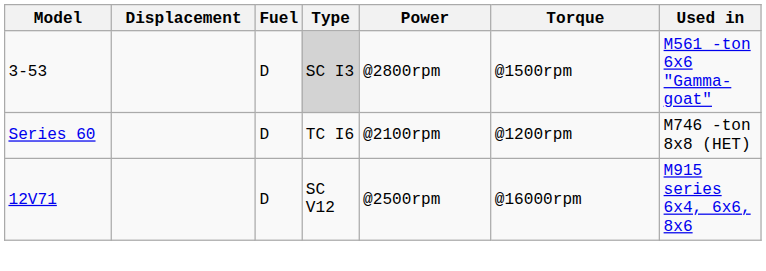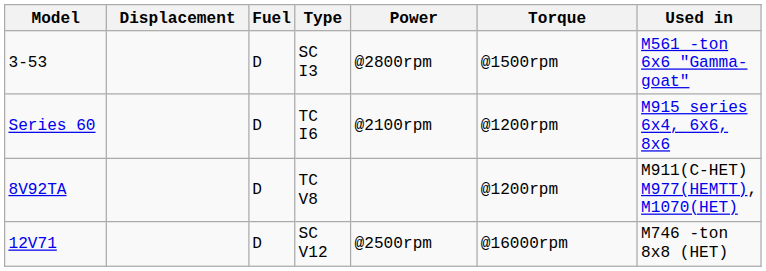(330, 72) lightgrey background -> (308, 63) no background
(707, 135) M746 -ton 8x8 (HET) -> (694, 126) M915 series 6x4, 6x6, 8x6
+ row: (37, 190)
(707, 199) M915 series 6x4, 6x6, 8x6 -> (685, 244) M746 -ton 8x8 (HET)
